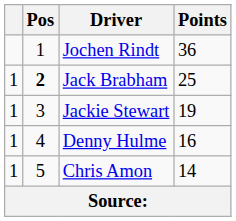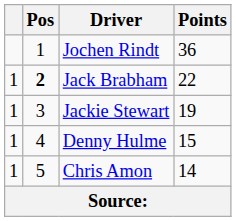(187, 80) 25 -> (187, 80) 22
(187, 141) 16 -> (187, 141) 15
